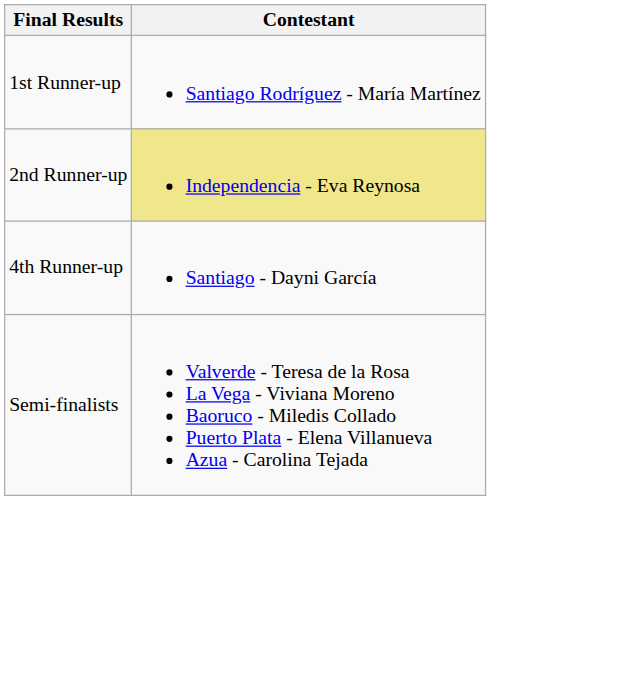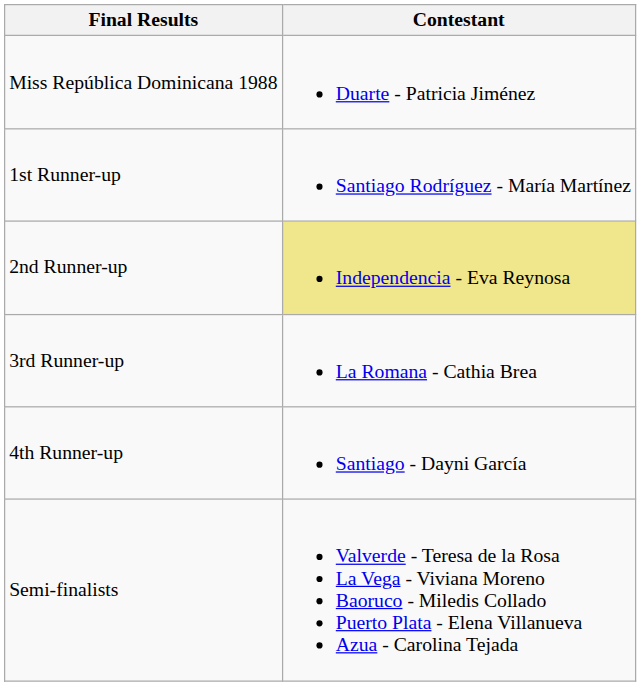+ row: (143, 82)
+ row: (67, 360)
